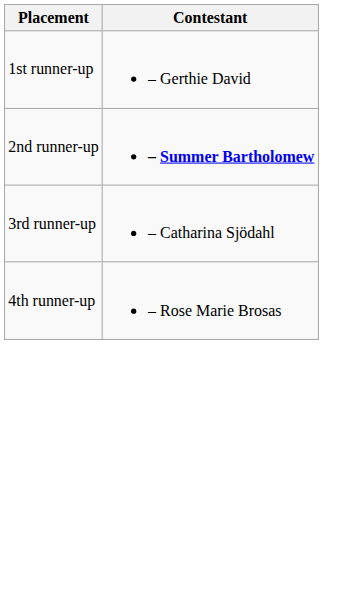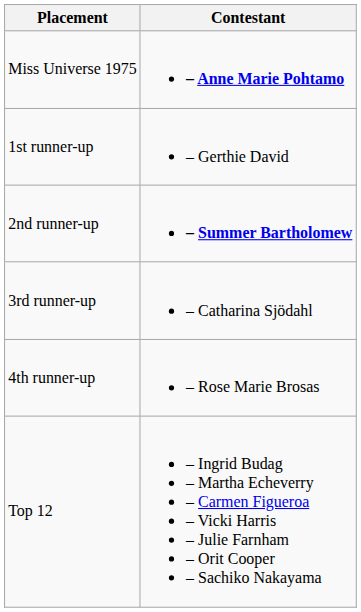+ row: (72, 69)
+ row: (30, 511)
